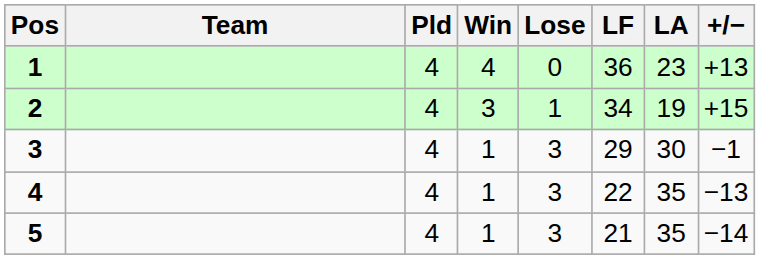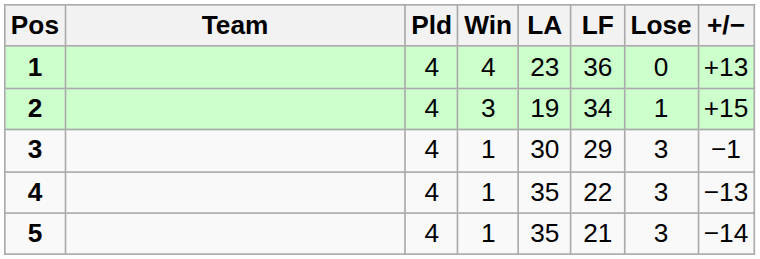columns swapped: (555, 25) <-> (671, 25)
